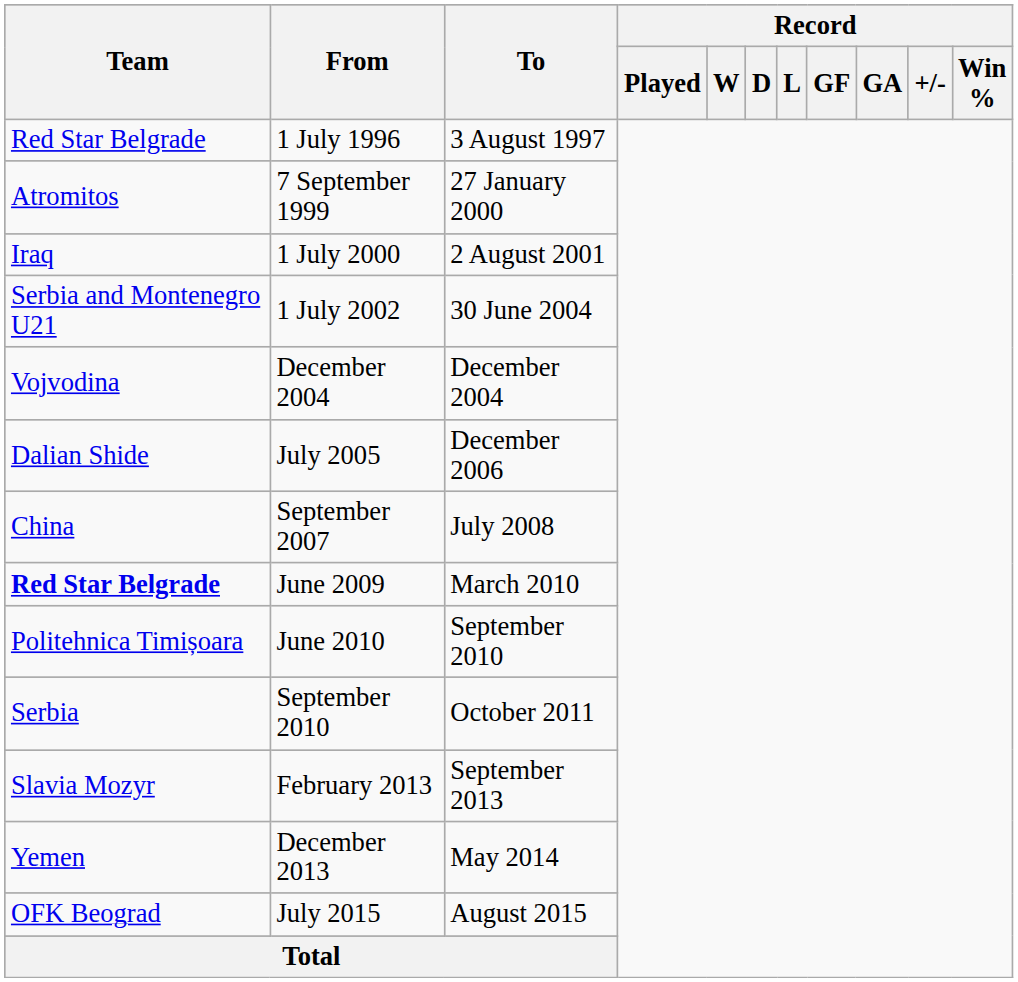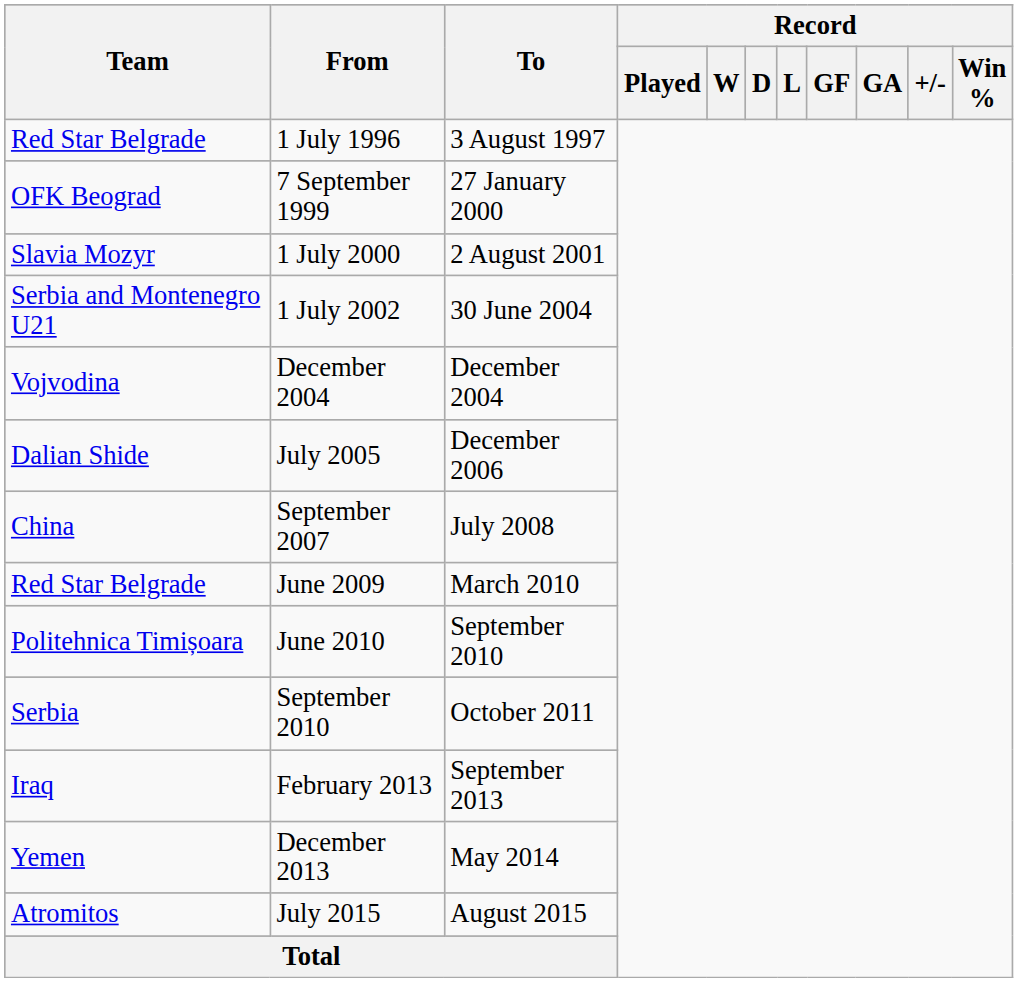(65, 196) Atromitos -> (86, 196) OFK Beograd
(32, 253) Iraq -> (83, 253) Slavia Mozyr
(115, 583) bold -> (108, 583) normal
(83, 785) Slavia Mozyr -> (32, 785) Iraq
(86, 914) OFK Beograd -> (65, 914) Atromitos
